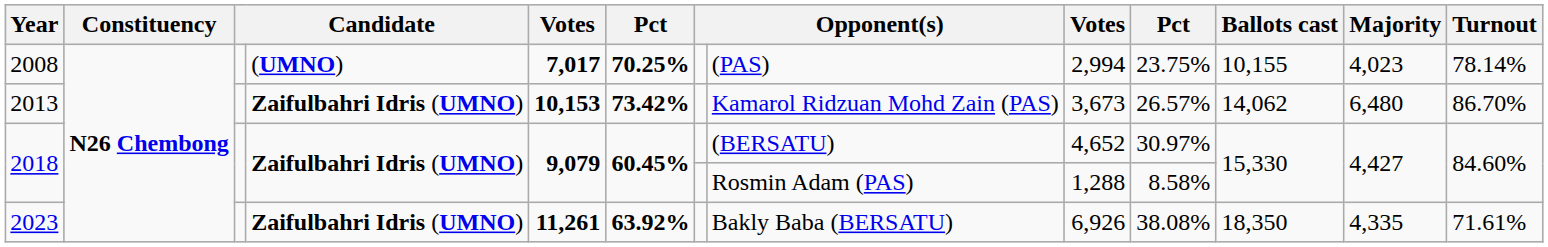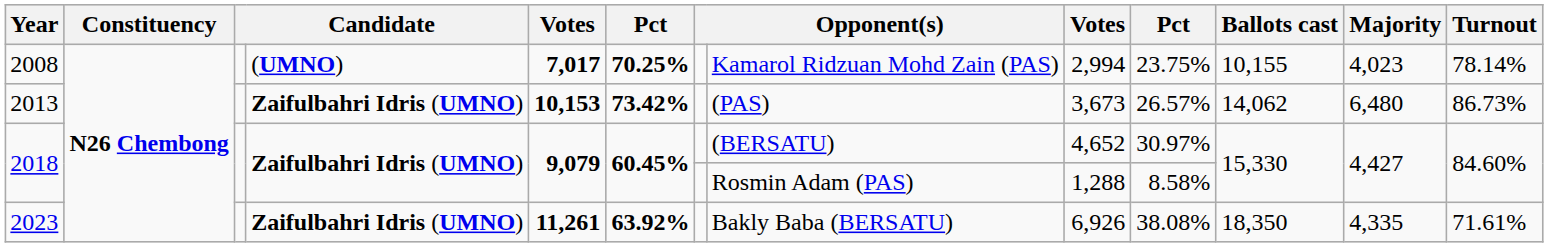(741, 63) (PAS) -> (885, 63) Kamarol Ridzuan Mohd Zain (PAS)
(885, 103) Kamarol Ridzuan Mohd Zain (PAS) -> (741, 103) (PAS)
(1489, 103) 86.70% -> (1489, 103) 86.73%
